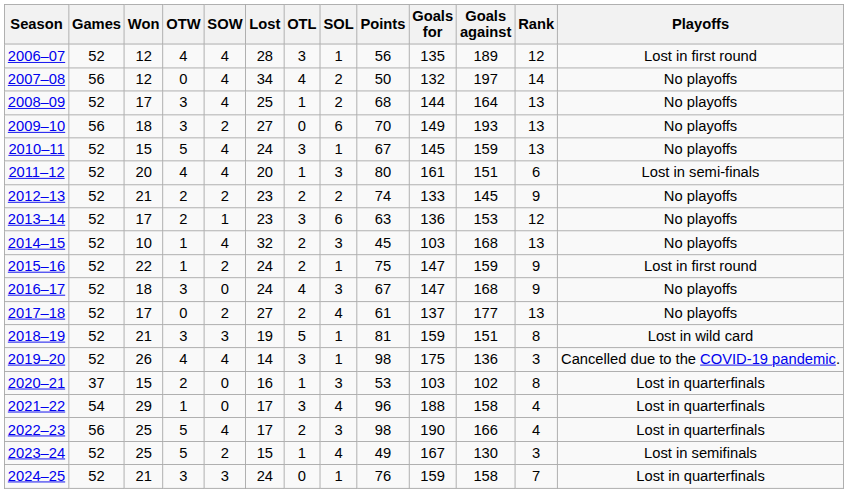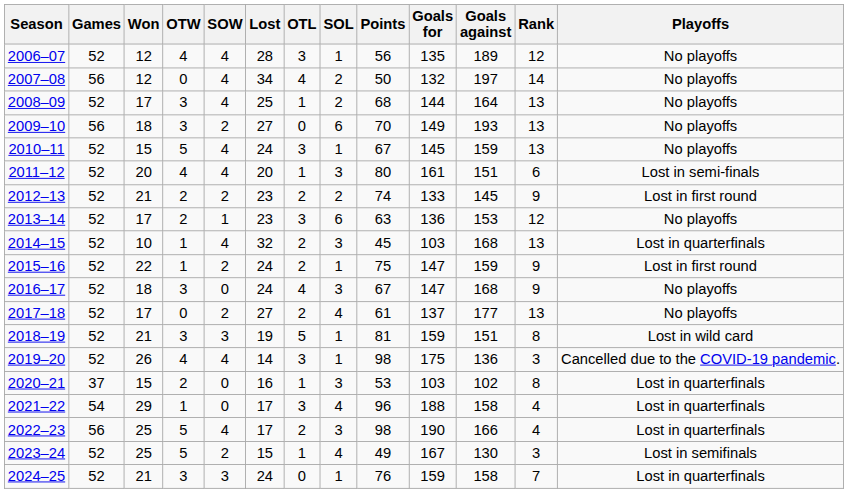(701, 56) Lost in first round -> (701, 56) No playoffs
(701, 196) No playoffs -> (701, 196) Lost in first round
(701, 242) No playoffs -> (701, 242) Lost in quarterfinals
